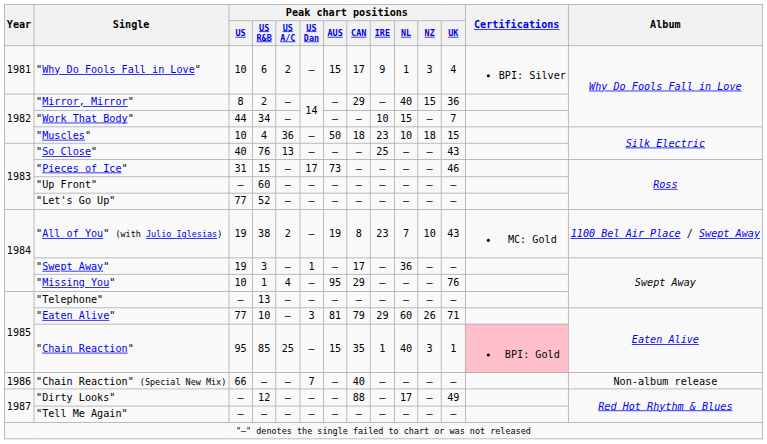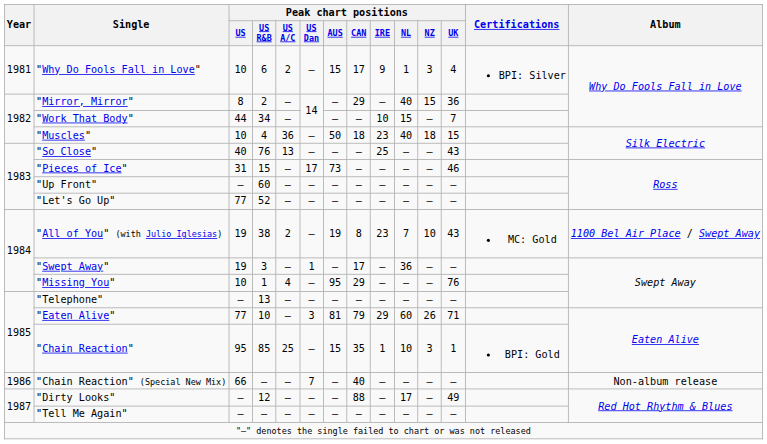(406, 135) 10 -> (406, 135) 40
(406, 348) 40 -> (406, 348) 10
(517, 354) pink background -> (517, 354) no background
